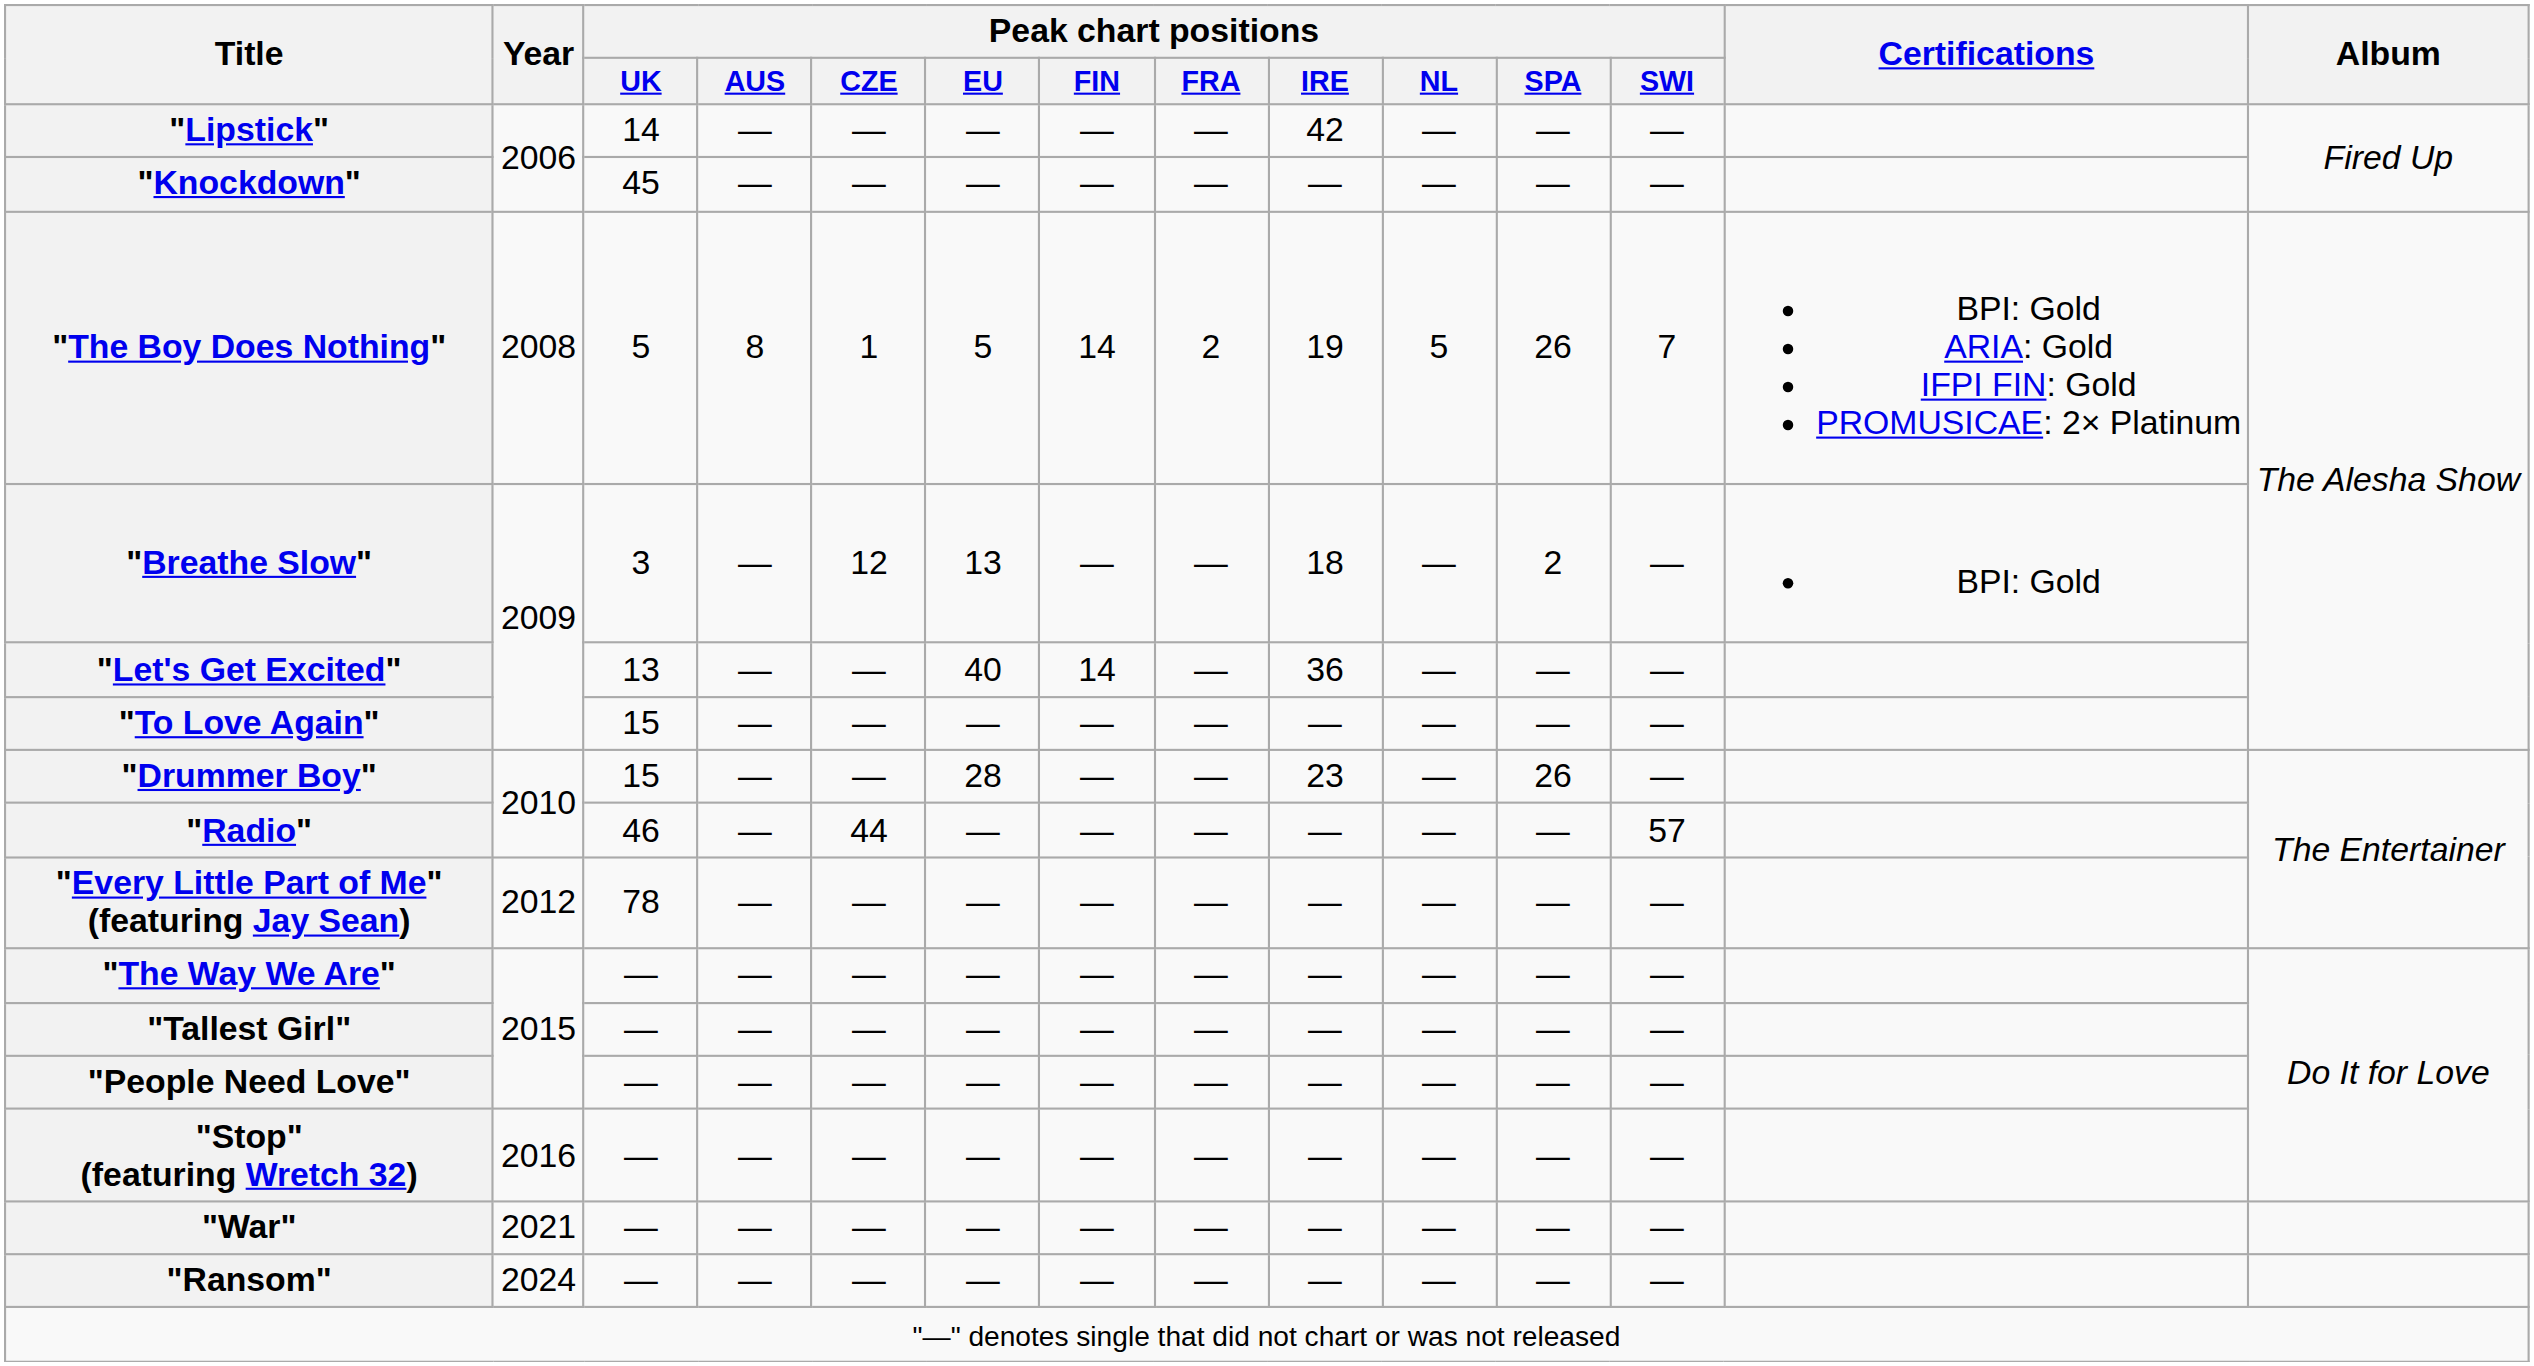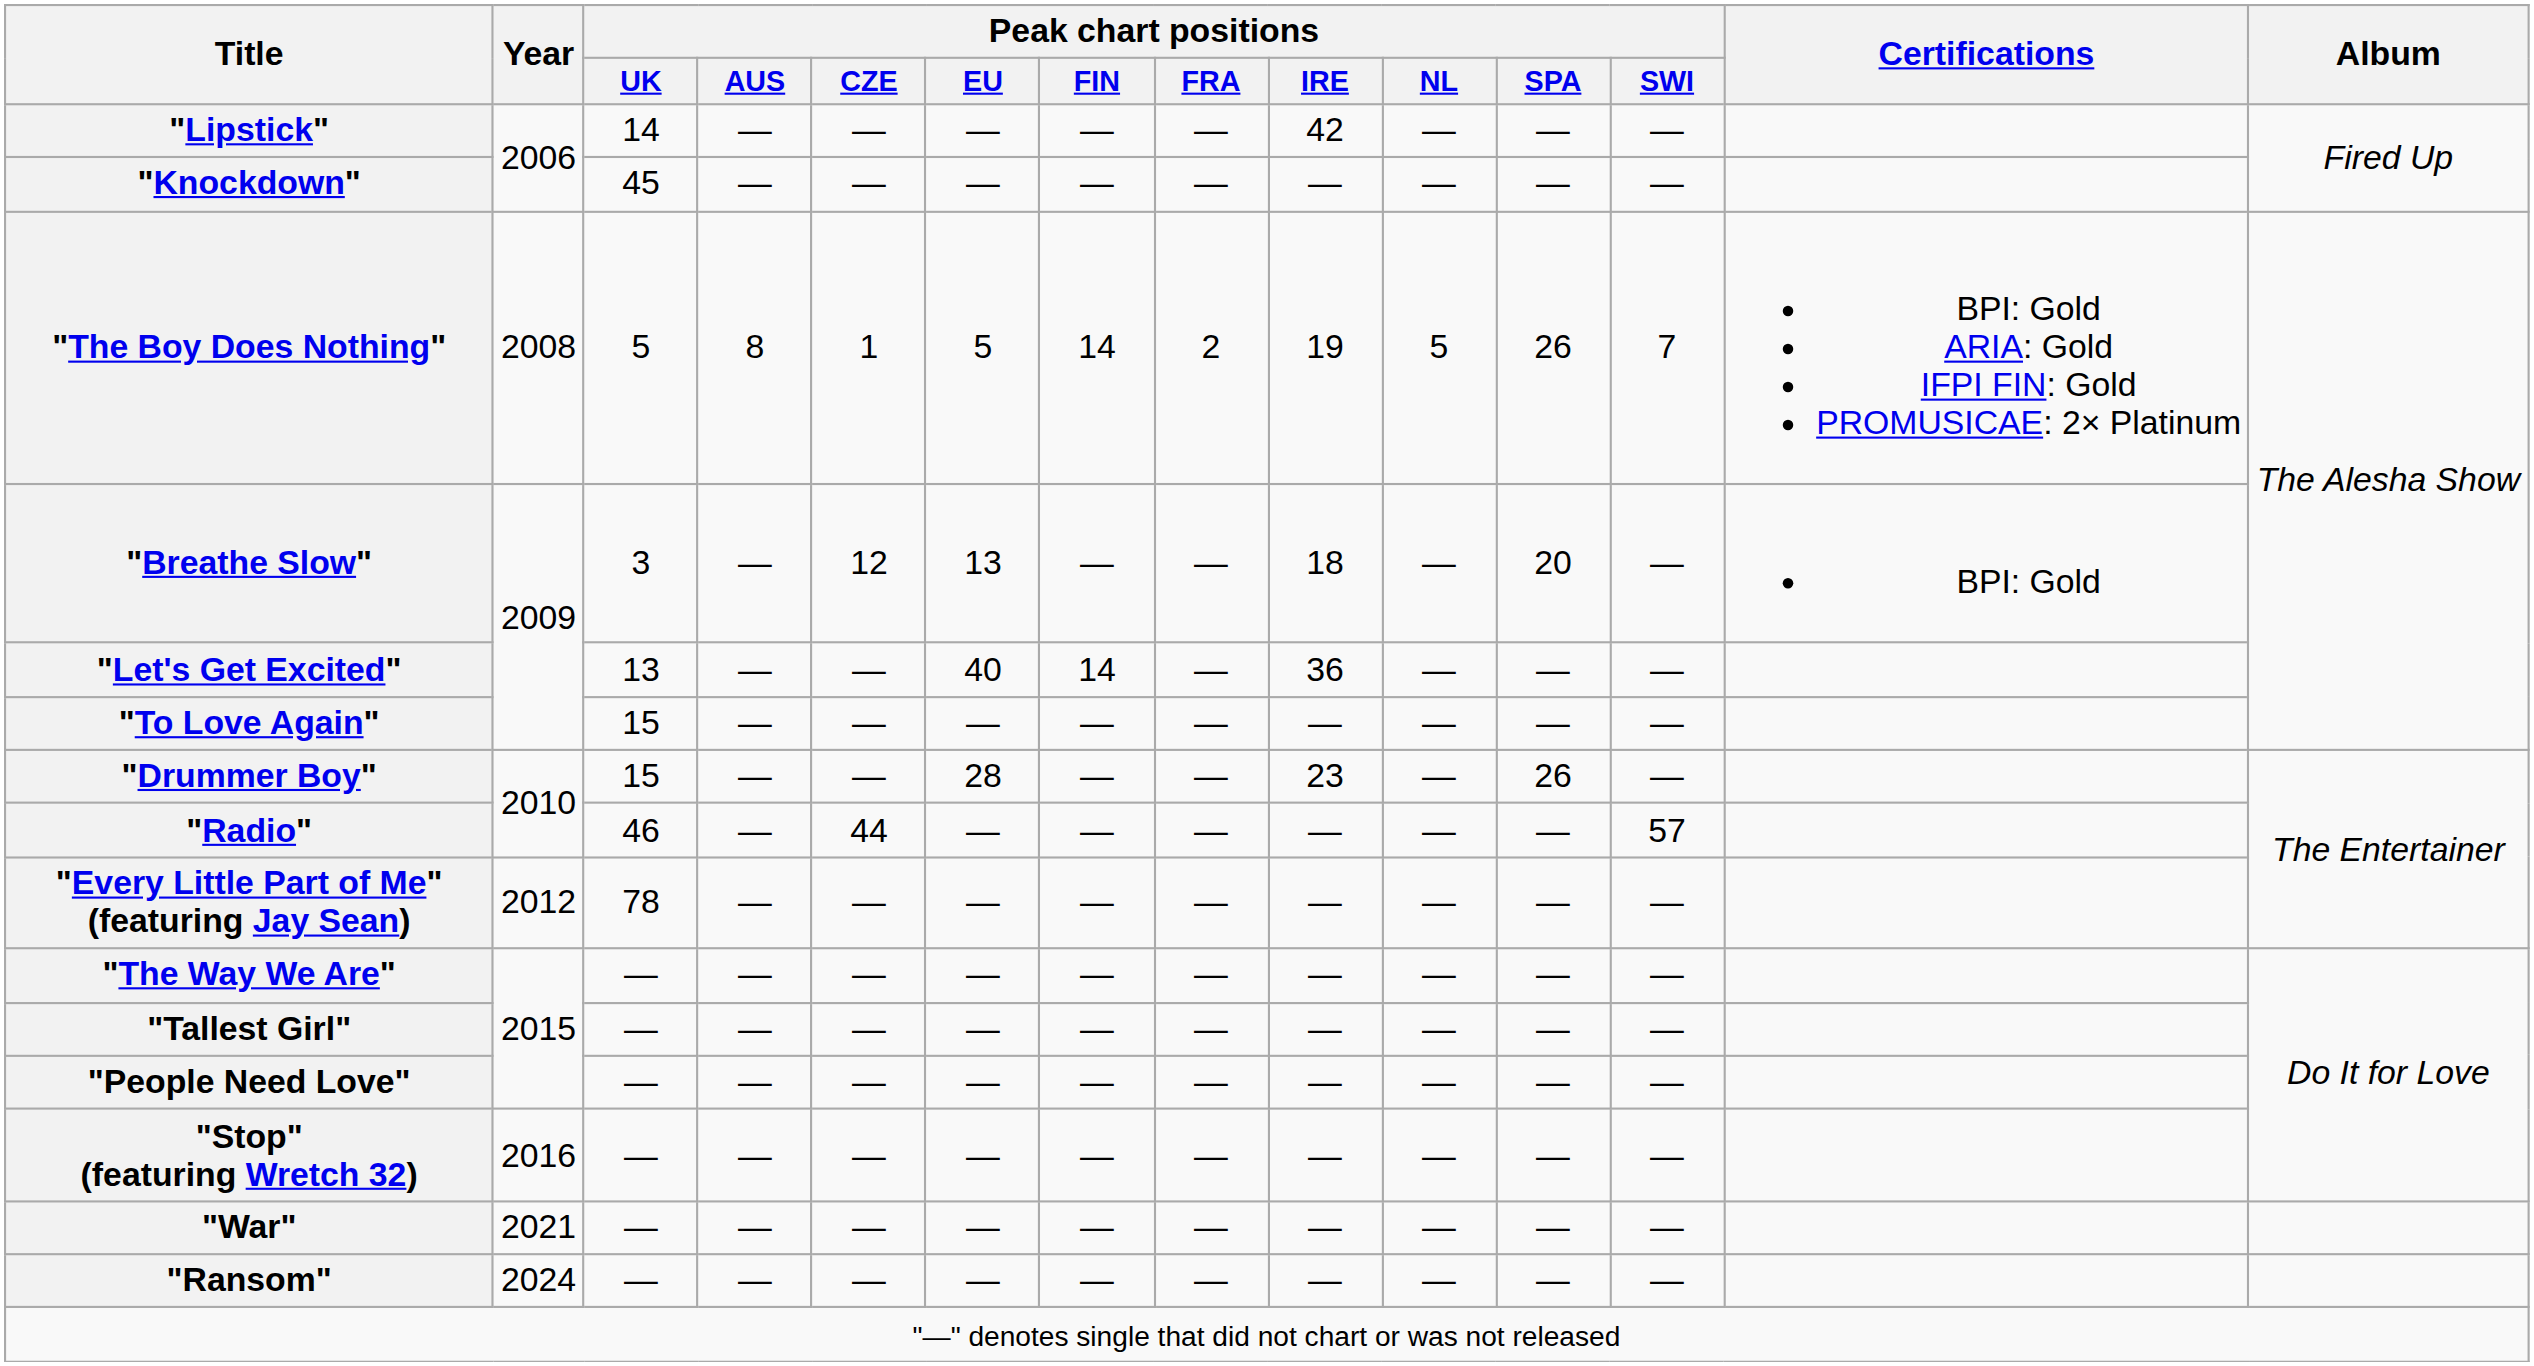(1553, 562) 2 -> (1553, 562) 20
